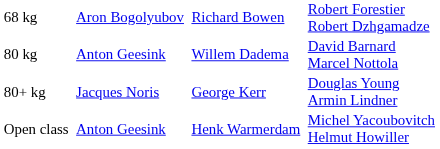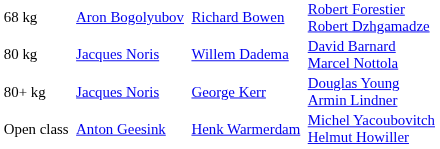(119, 54) Anton Geesink -> (116, 54) Jacques Noris
